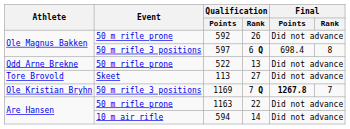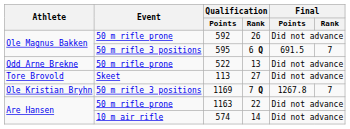(223, 50) 597 -> (223, 50) 595
(292, 50) 698.4 -> (292, 50) 691.5
(330, 50) 8 -> (330, 50) 7
(292, 90) bold -> (292, 90) normal
(223, 117) 594 -> (223, 117) 574
